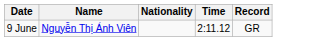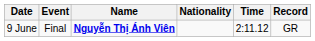+ column: (55, 12)
(89, 28) normal -> (124, 28) bold
